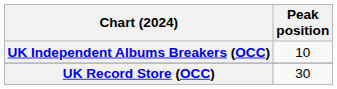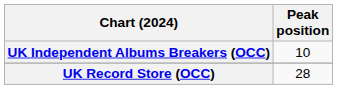(303, 73) 30 -> (303, 73) 28
